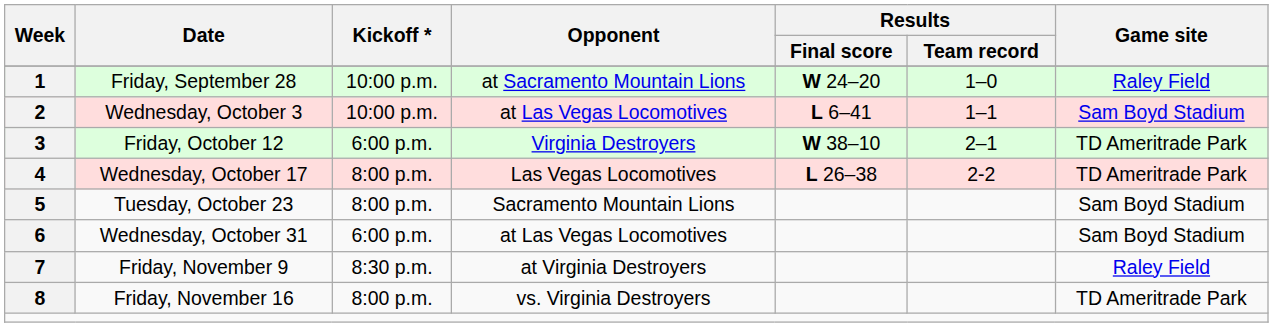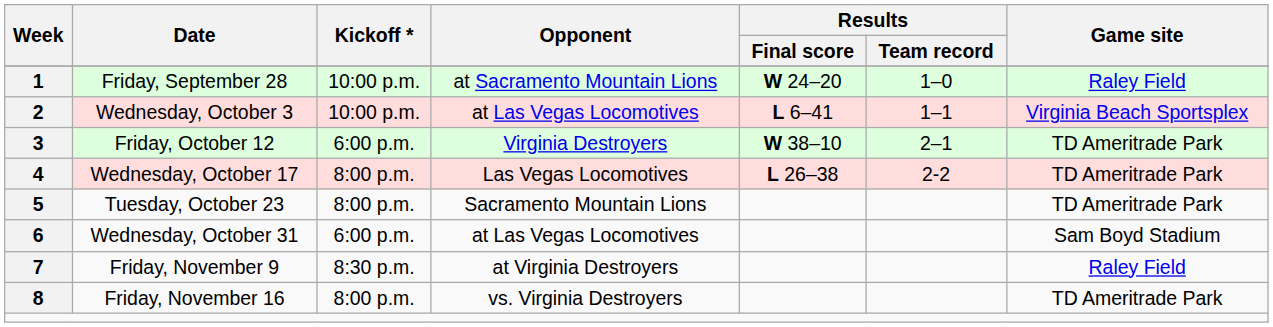(1161, 113) Sam Boyd Stadium -> (1137, 113) Virginia Beach Sportsplex
(1161, 205) Sam Boyd Stadium -> (1137, 205) TD Ameritrade Park
